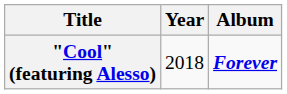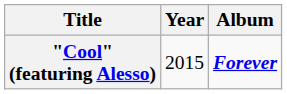(185, 61) 2018 -> (185, 61) 2015
